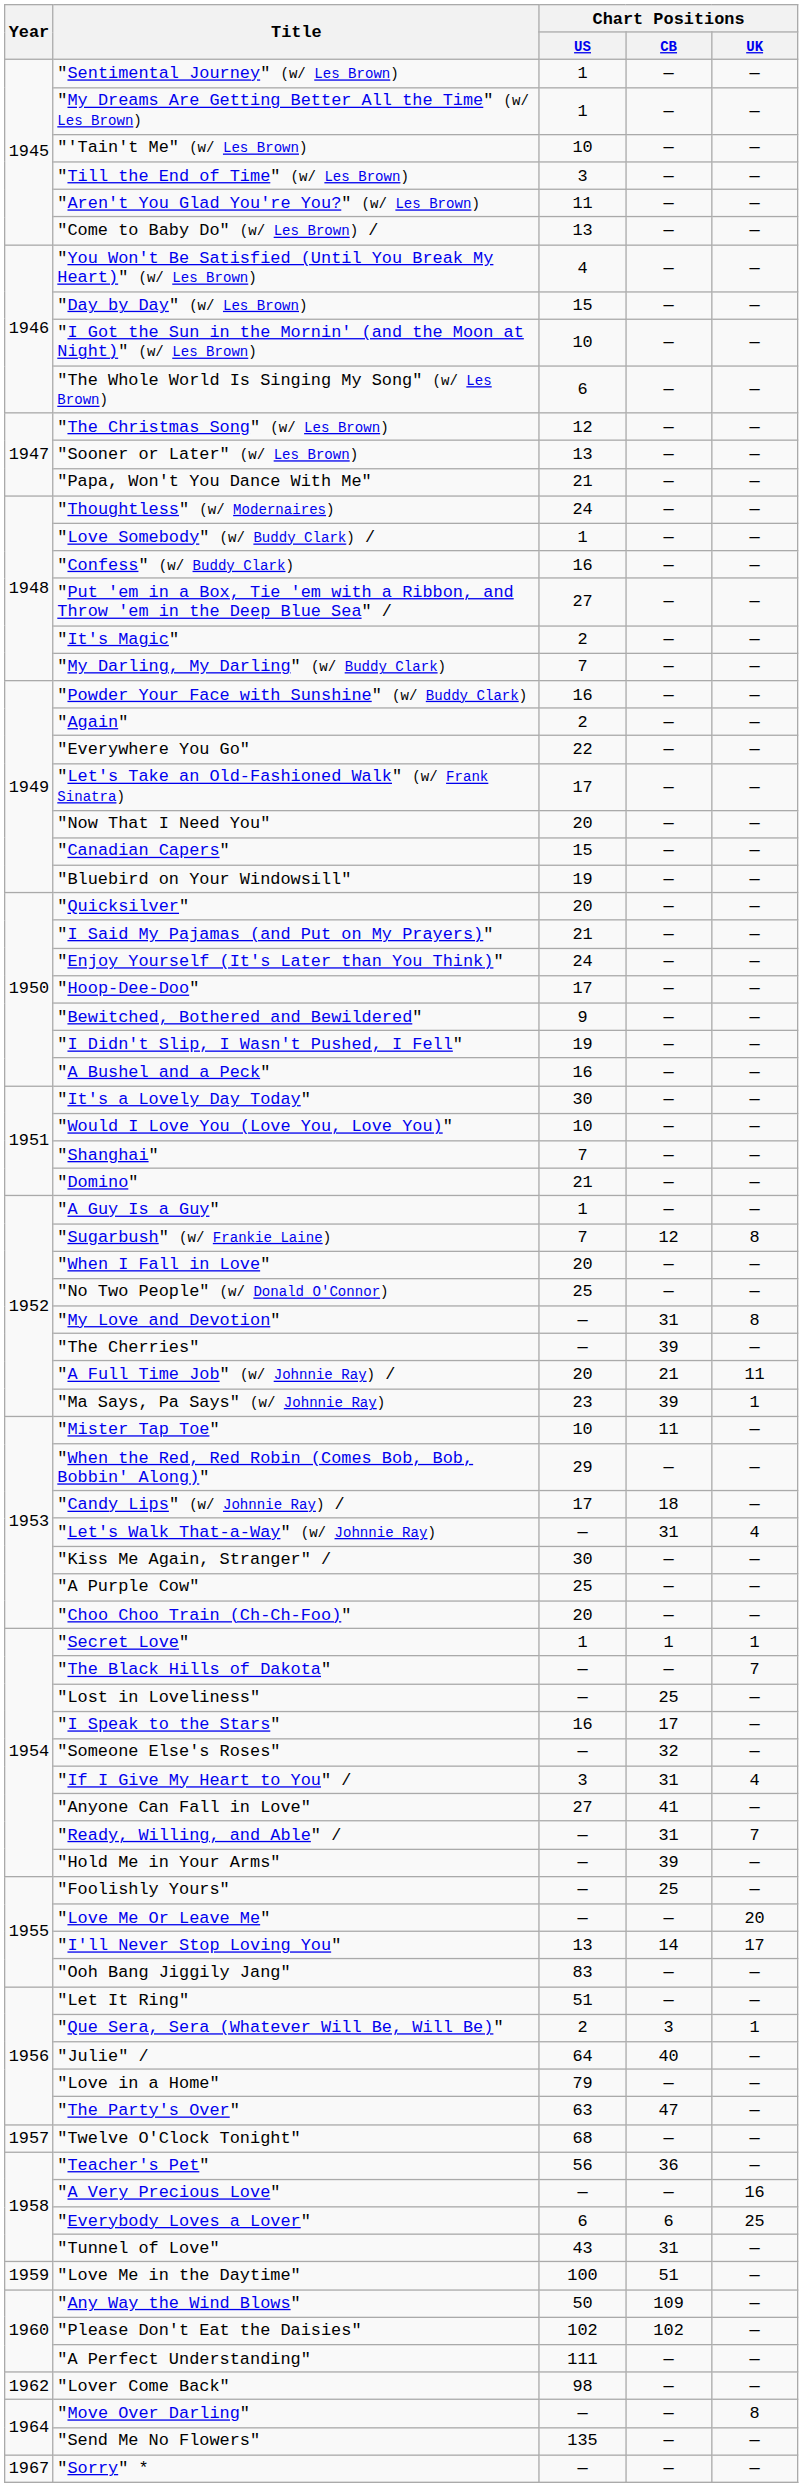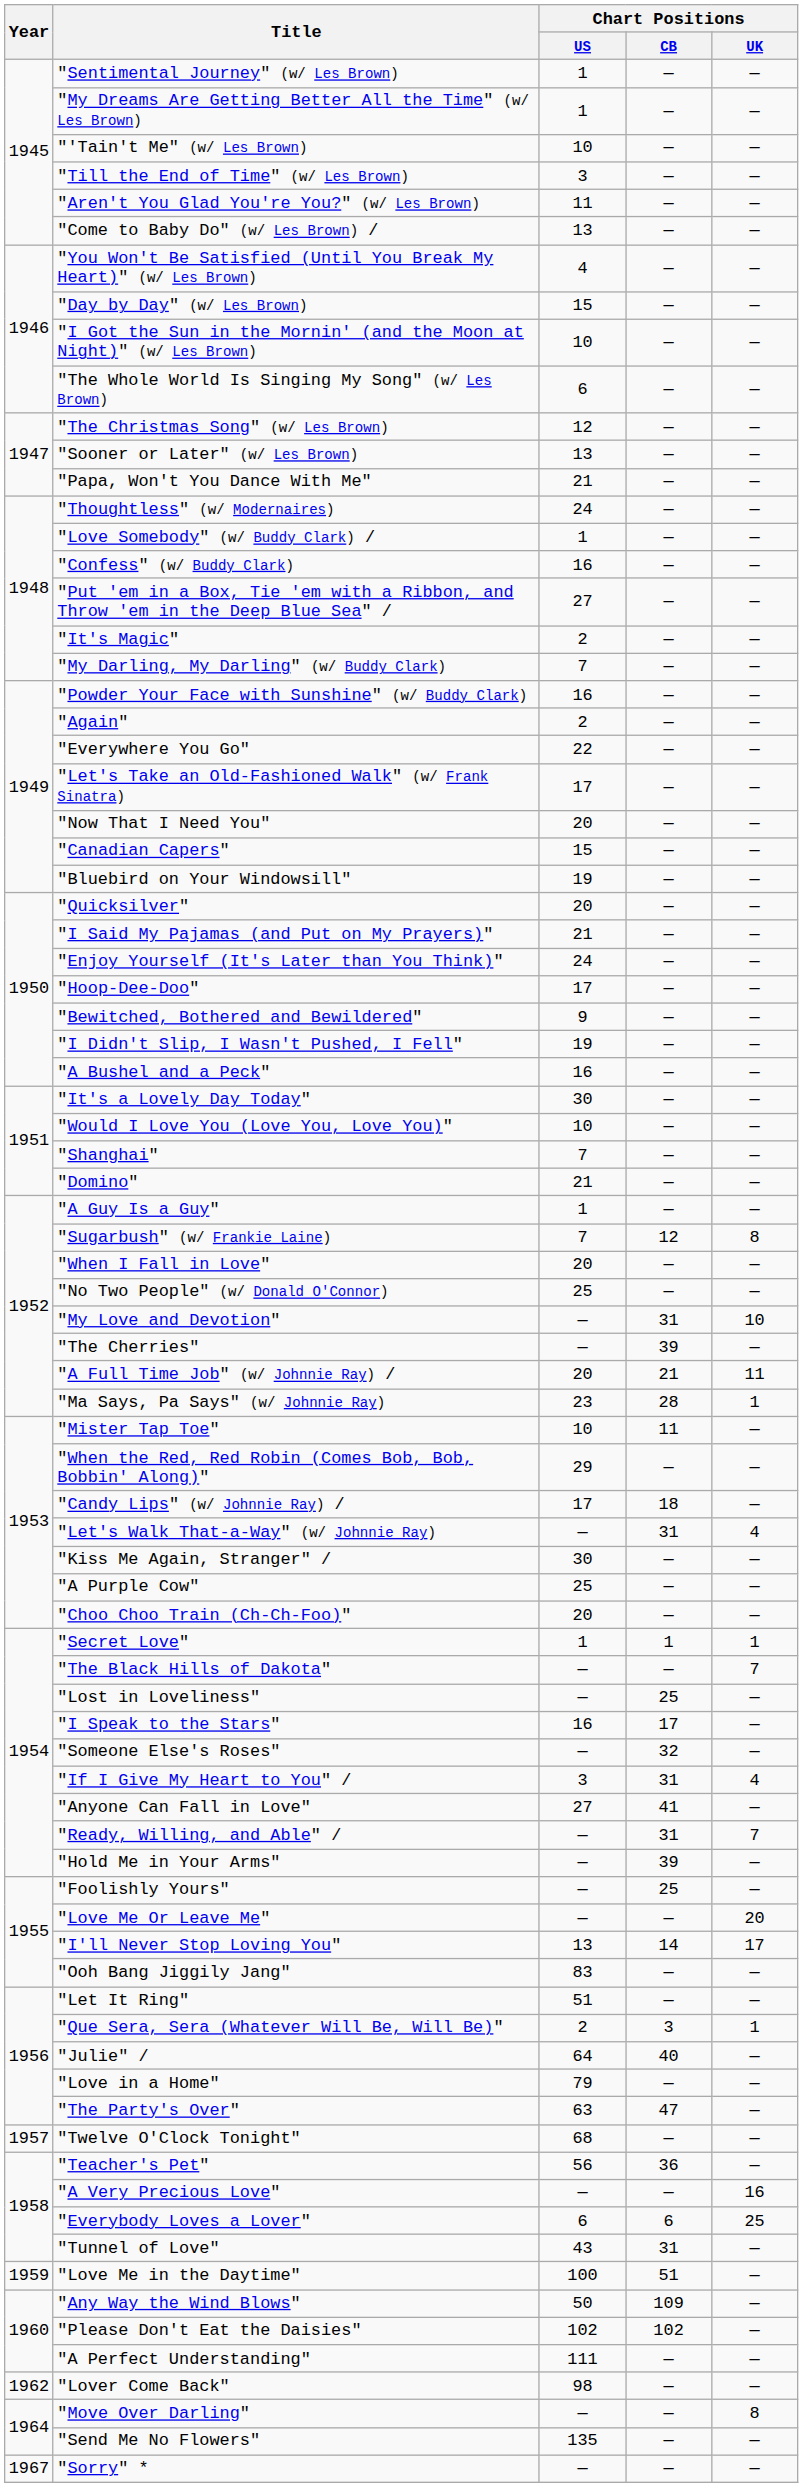(755, 1320) 8 -> (755, 1320) 10
(669, 1402) 39 -> (669, 1402) 28
